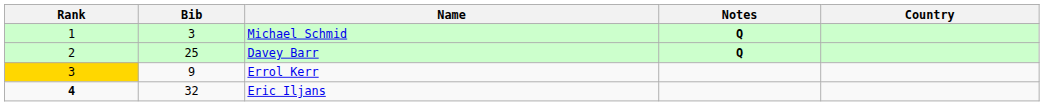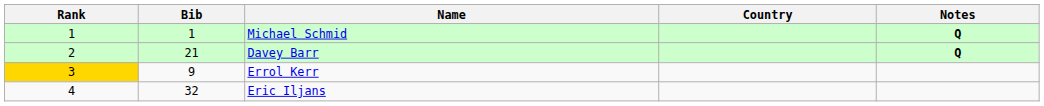columns swapped: (930, 14) <-> (740, 14)
(192, 33) 3 -> (192, 33) 1
(192, 53) 25 -> (192, 53) 21
(71, 91) bold -> (71, 91) normal
